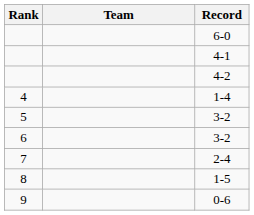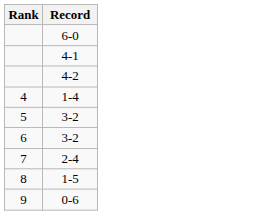- column: (119, 14)
